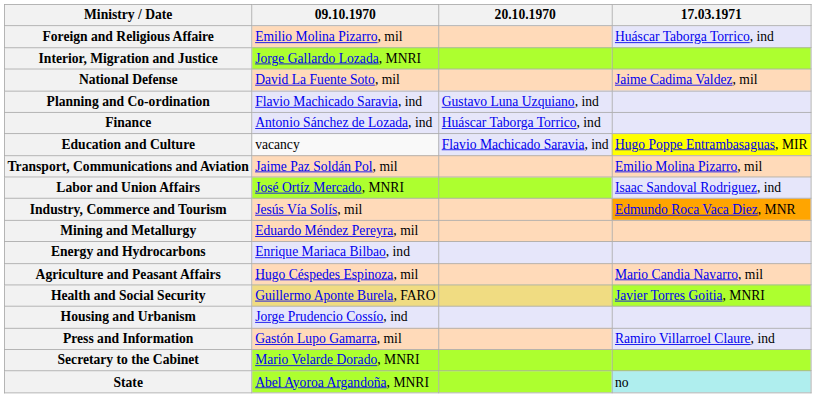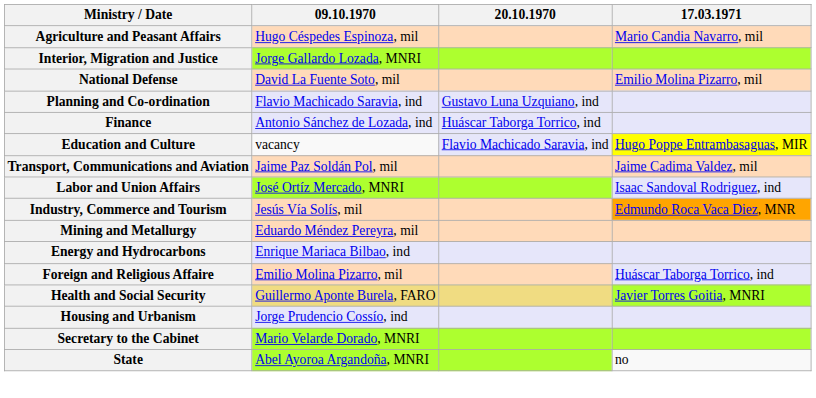rows swapped: (128, 36) <-> (128, 274)
(686, 79) Jaime Cadima Valdez, mil -> (689, 79) Emilio Molina Pizarro, mil
(689, 166) Emilio Molina Pizarro, mil -> (686, 166) Jaime Cadima Valdez, mil
- row: (128, 338)
(622, 381) paleturquoise background -> (622, 360) no background
